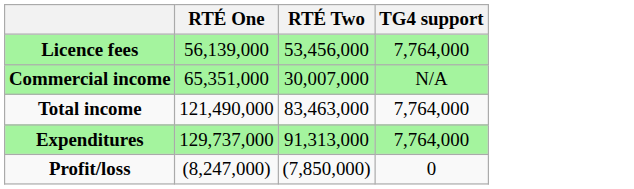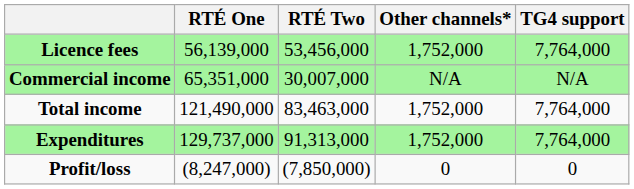+ column: (445, 19)
